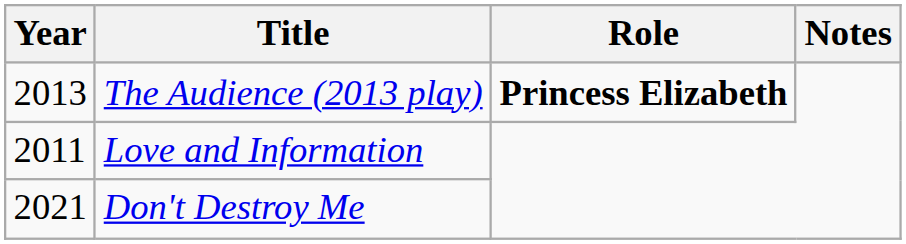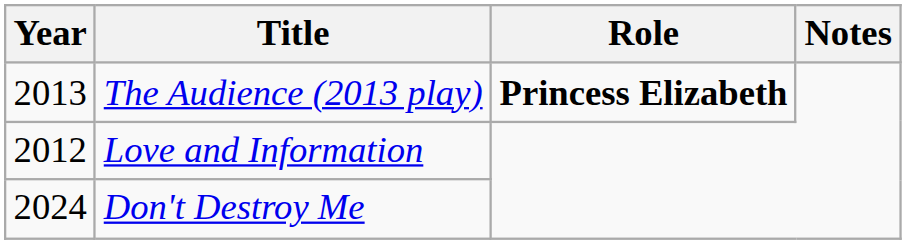(50, 149) 2011 -> (50, 149) 2012
(50, 207) 2021 -> (50, 207) 2024
